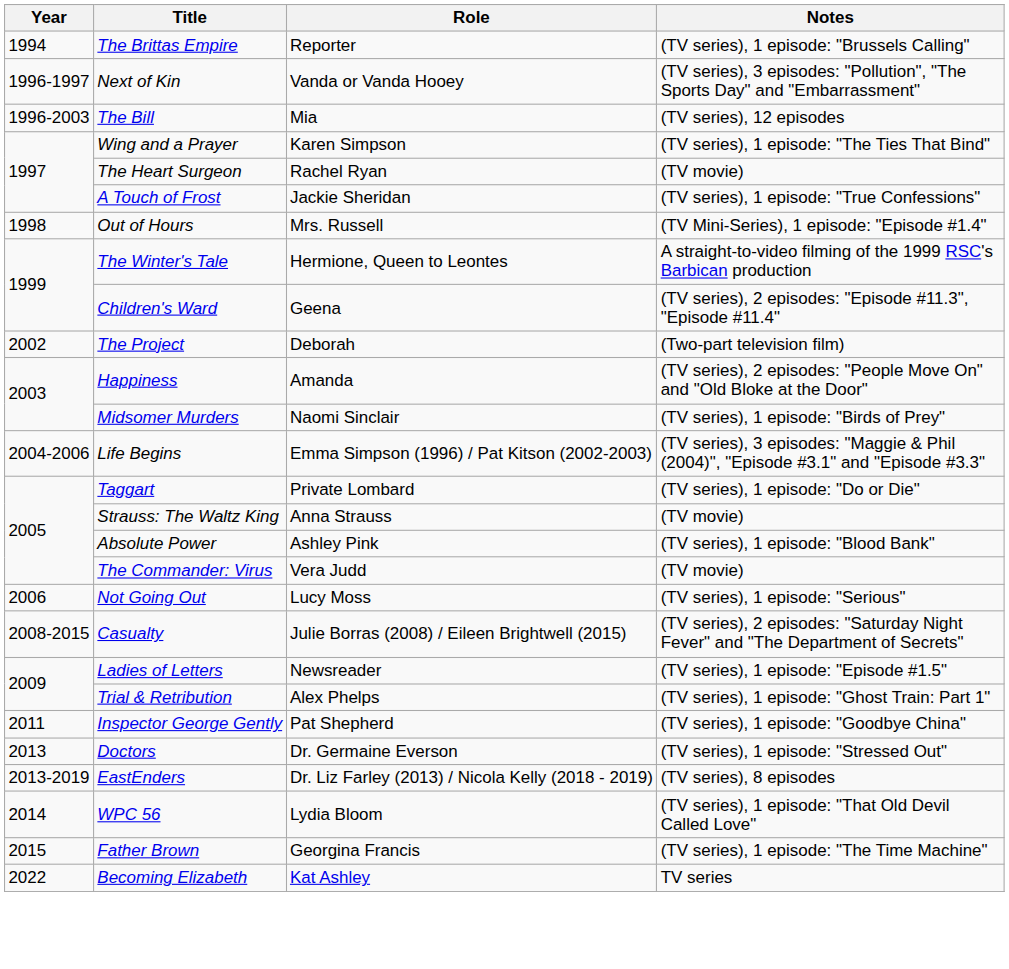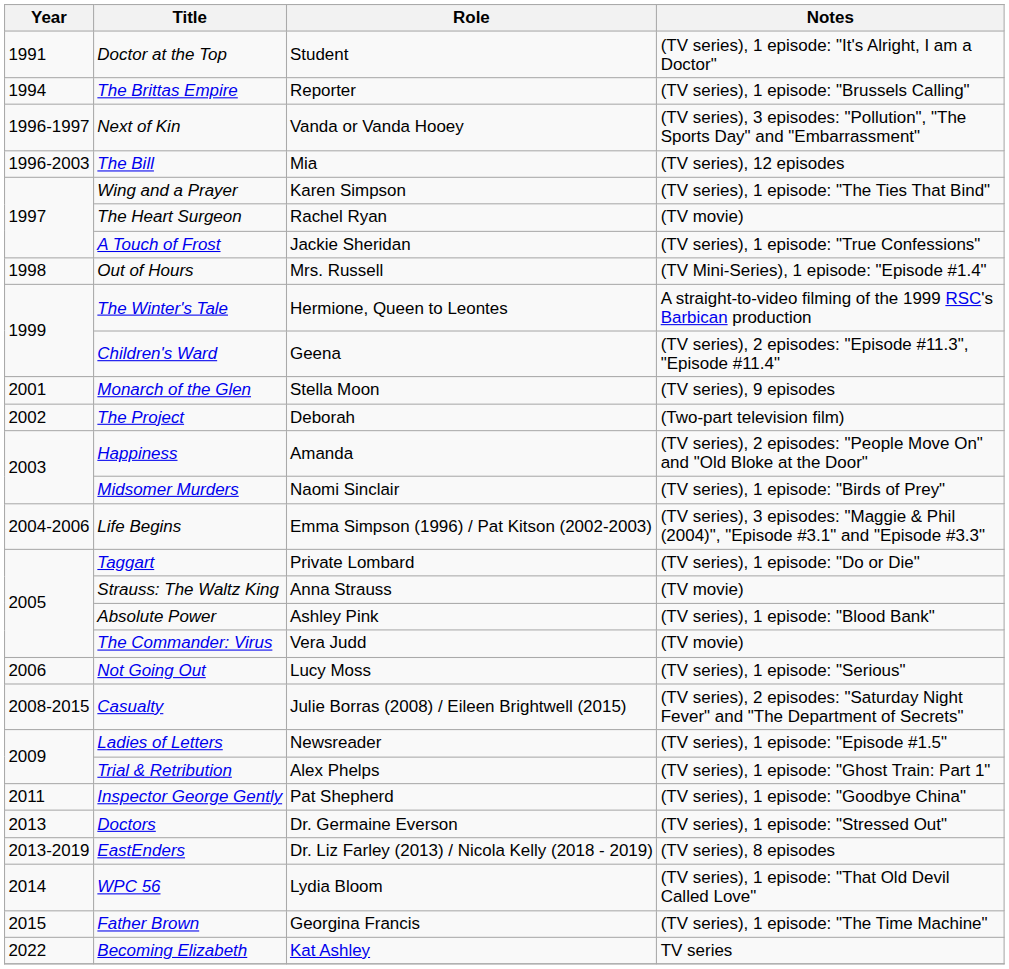+ row: (162, 54)
+ row: (174, 390)
